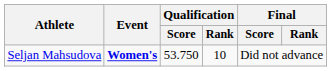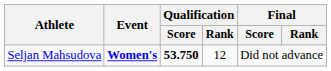(181, 56) normal -> (181, 56) bold
(220, 56) 10 -> (220, 56) 12
